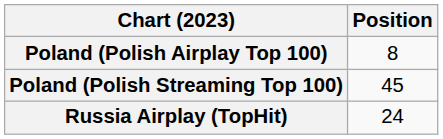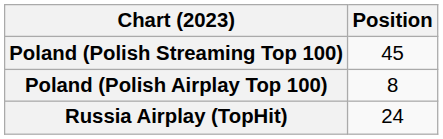rows swapped: (176, 52) <-> (176, 85)
